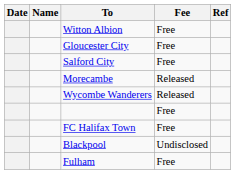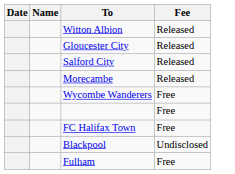- column: (221, 12)
(166, 29) Free -> (175, 29) Released
(166, 45) Free -> (175, 45) Released
(166, 62) Free -> (175, 62) Released
(175, 95) Released -> (166, 95) Free
